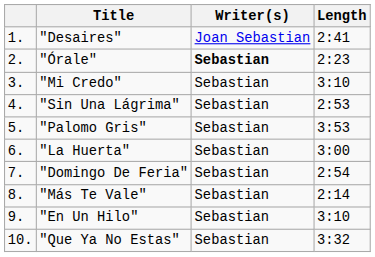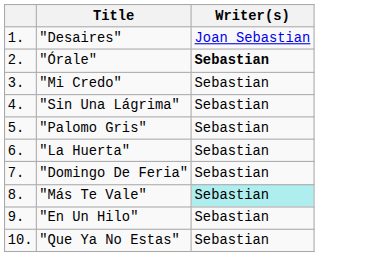- column: (342, 16)
(232, 195) no background -> (232, 195) paleturquoise background
